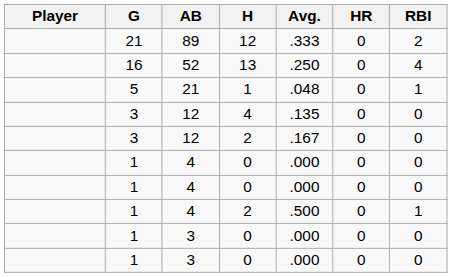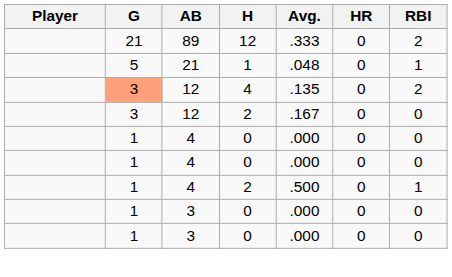- row: (191, 65)
(134, 114) no background -> (134, 89) lightsalmon background
(418, 114) 0 -> (418, 89) 2
